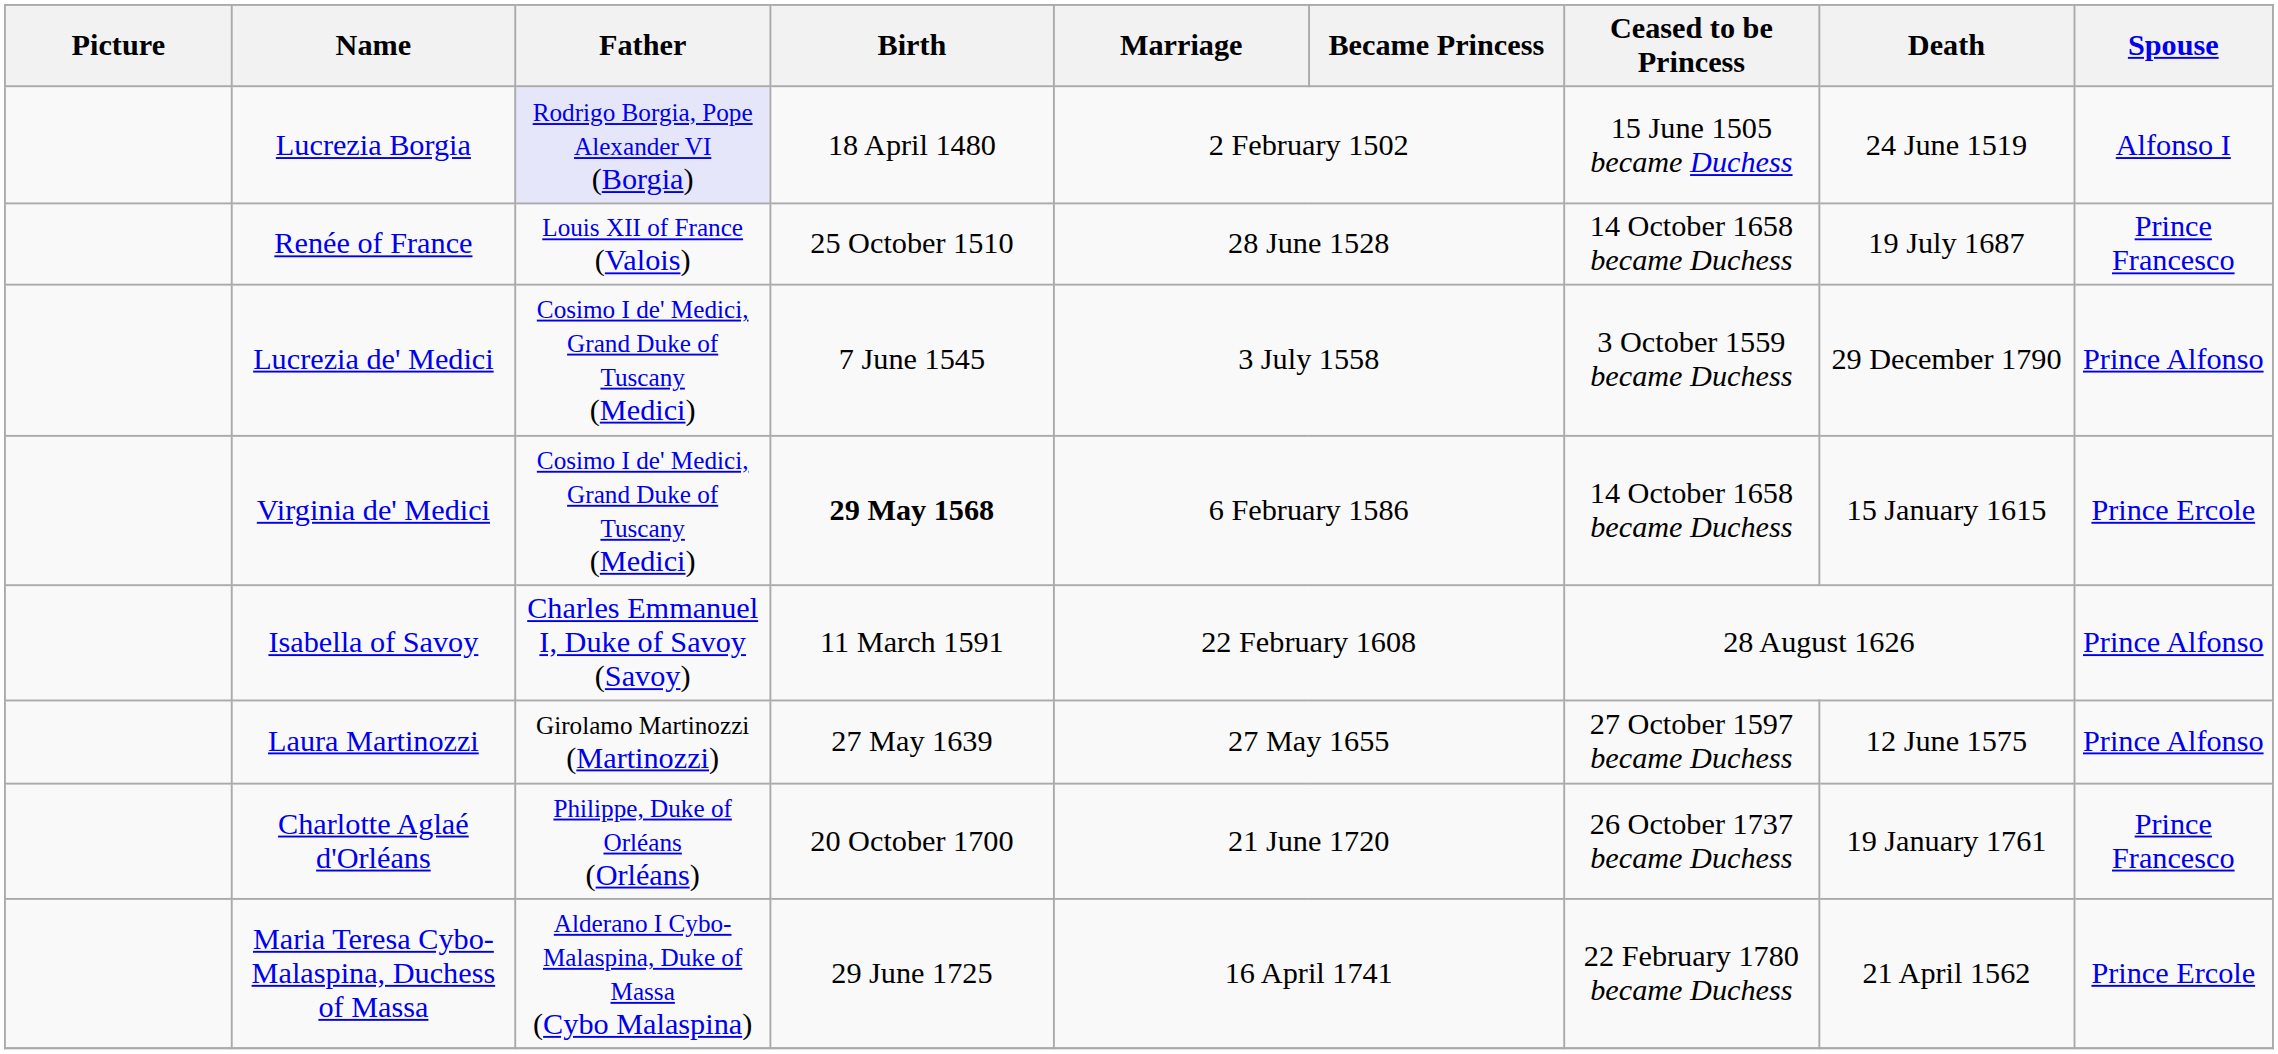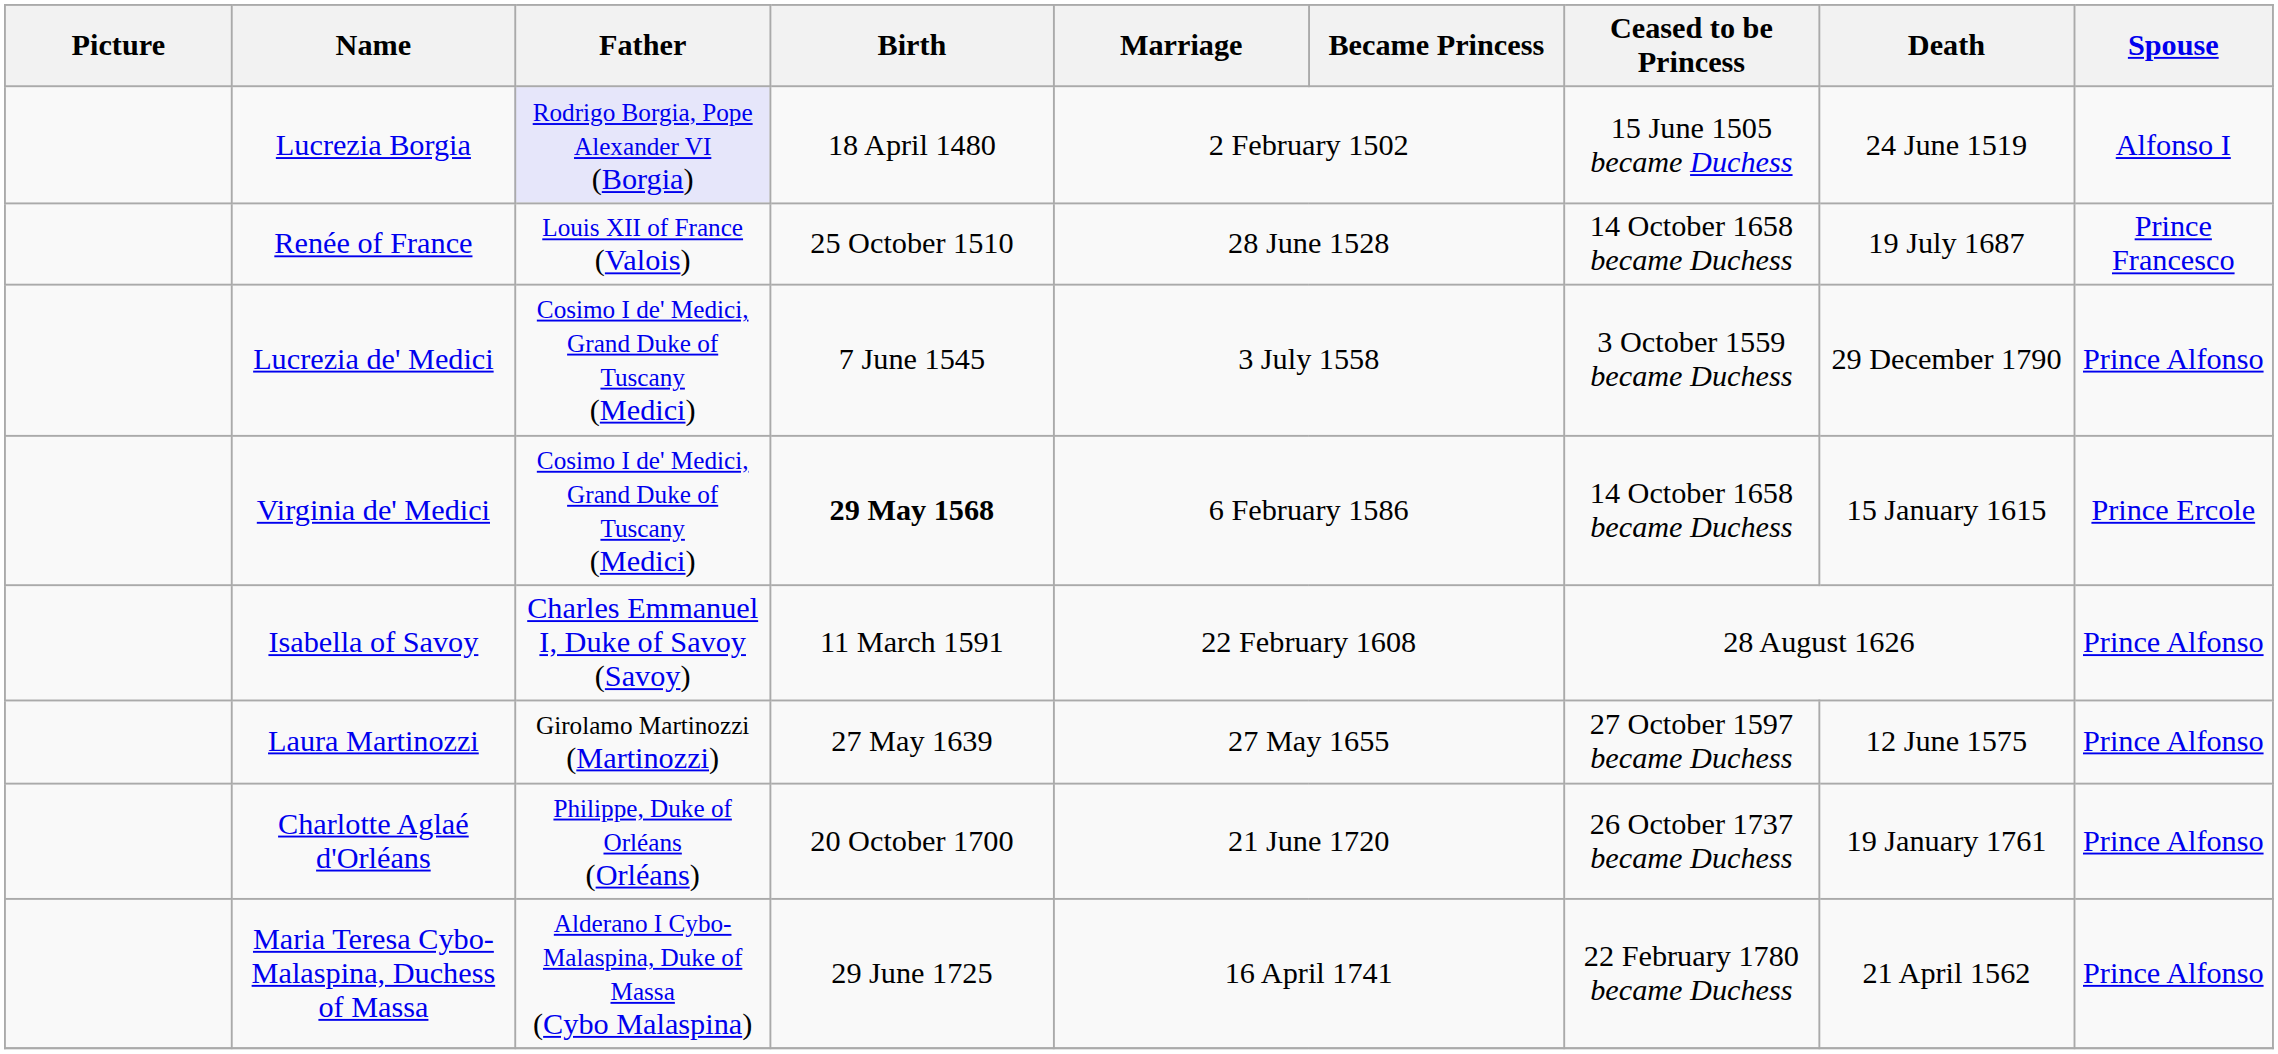(2173, 840) Prince Francesco -> (2173, 840) Prince Alfonso
(2173, 973) Prince Ercole -> (2173, 973) Prince Alfonso
